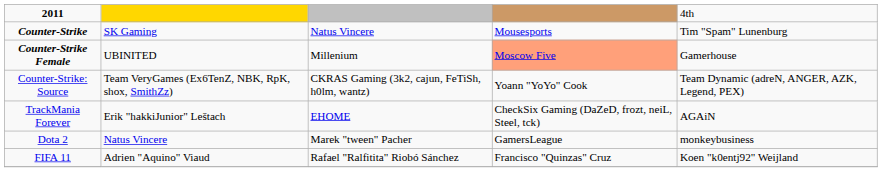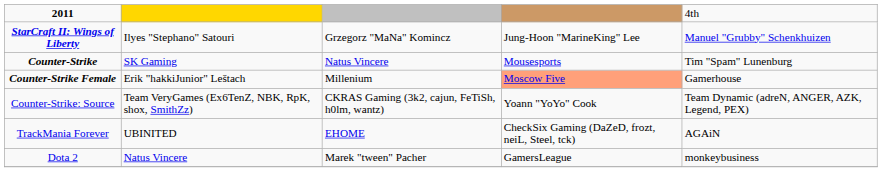+ row: (63, 37)
(130, 55) UBINITED -> (185, 79) Erik "hakkiJunior" Leštach
(165, 115) Erik "hakkiJunior" Leštach -> (150, 133) UBINITED
- row: (53, 157)
